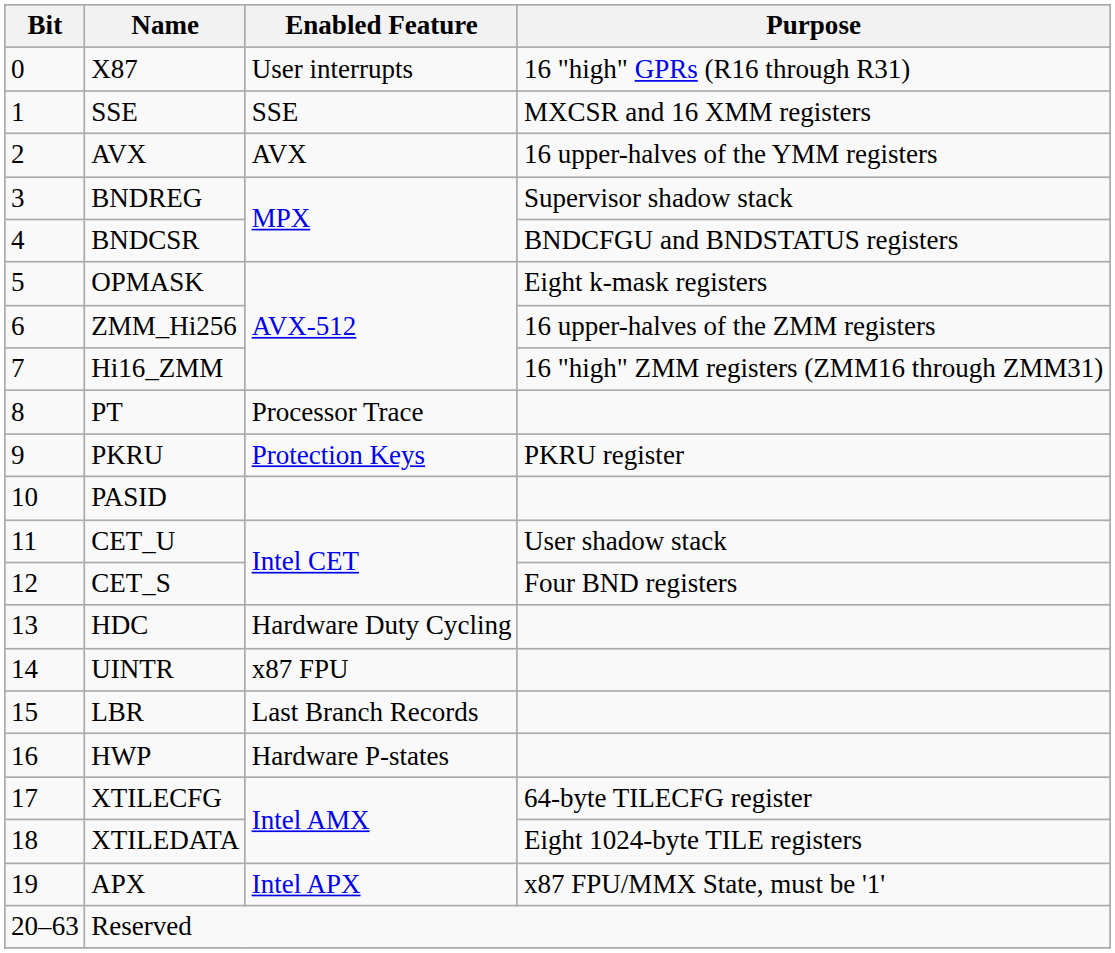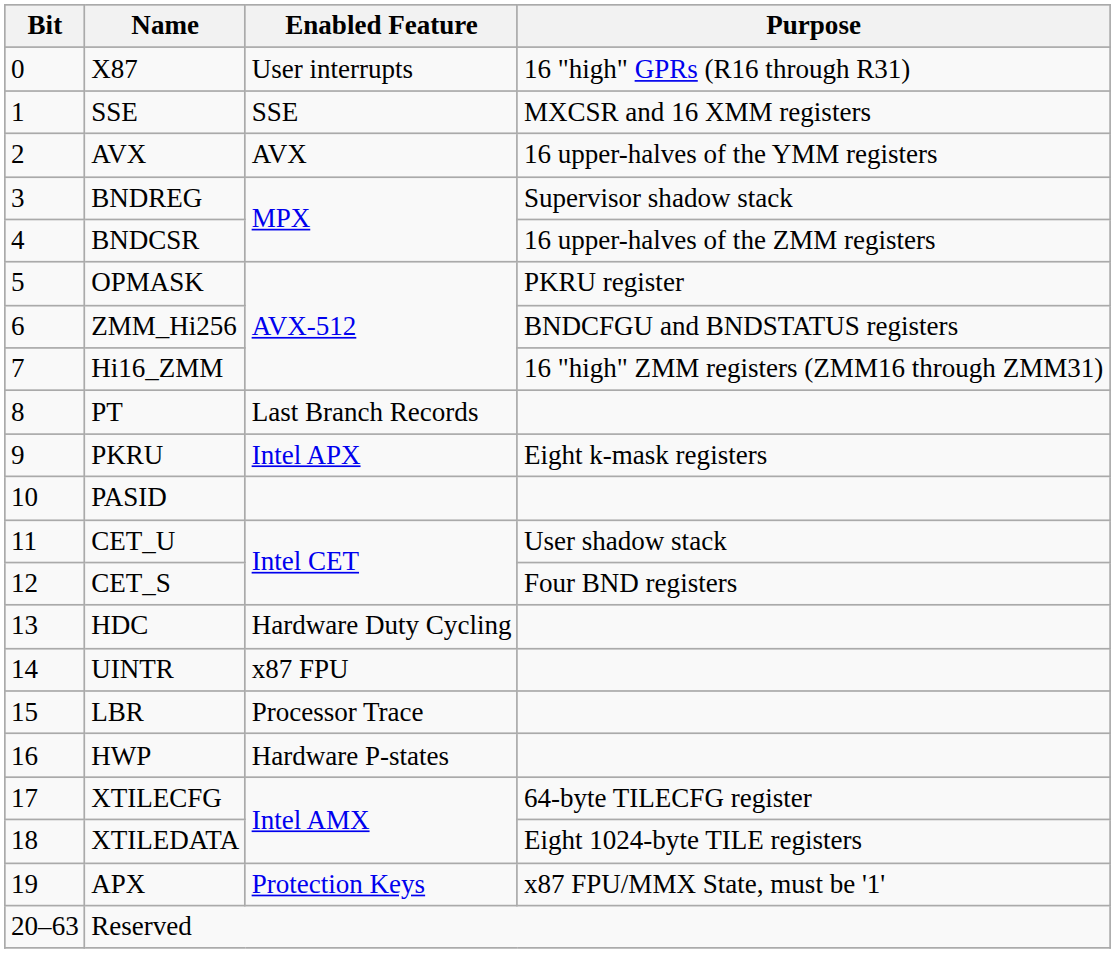(741, 240) BNDCFGU and BNDSTATUS registers -> (730, 240) 16 upper-halves of the ZMM registers
(646, 283) Eight k-mask registers -> (604, 283) PKRU register
(730, 326) 16 upper-halves of the ZMM registers -> (741, 326) BNDCFGU and BNDSTATUS registers
(338, 411) Processor Trace -> (365, 411) Last Branch Records
(338, 454) Protection Keys -> (306, 454) Intel APX
(604, 454) PKRU register -> (646, 454) Eight k-mask registers
(365, 712) Last Branch Records -> (338, 712) Processor Trace
(306, 883) Intel APX -> (338, 883) Protection Keys
